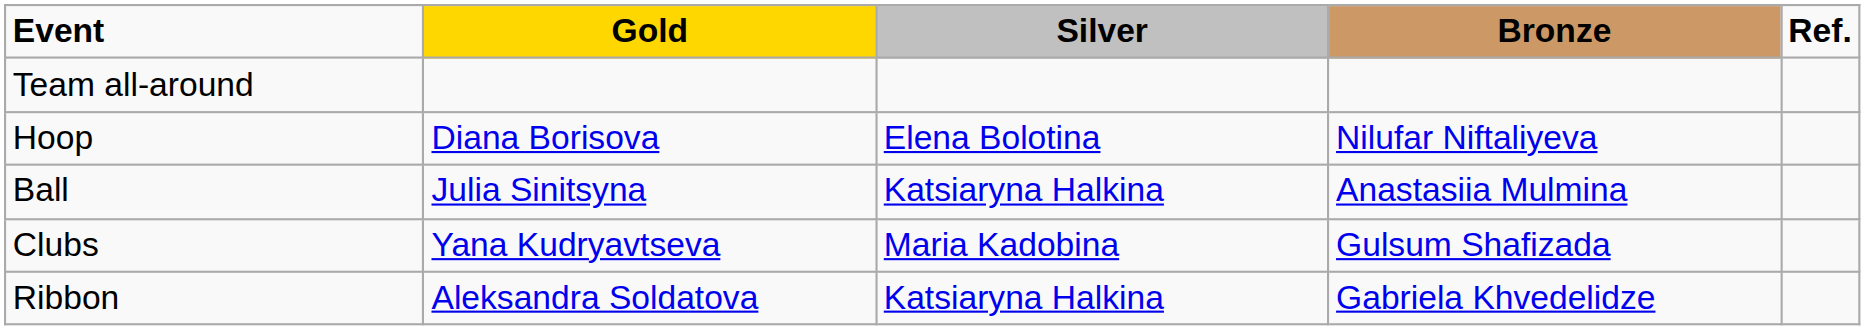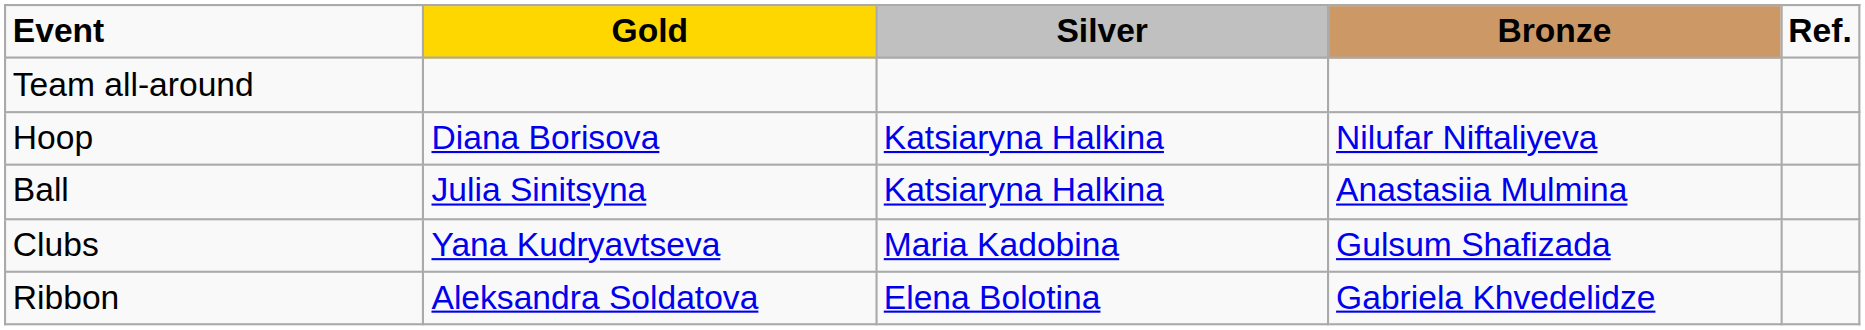(992, 137) Elena Bolotina -> (1024, 137) Katsiaryna Halkina
(1024, 297) Katsiaryna Halkina -> (992, 297) Elena Bolotina
